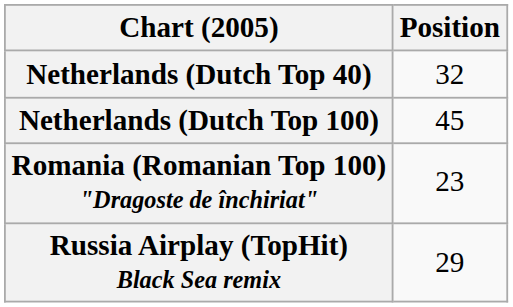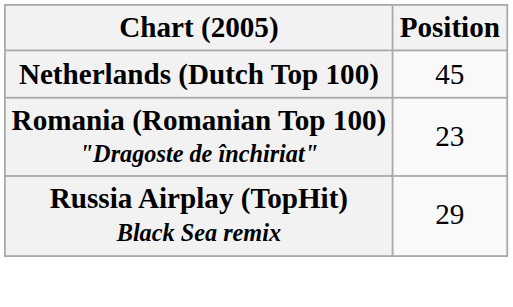- row: (199, 73)
